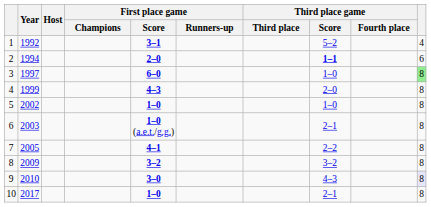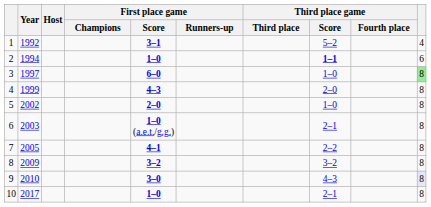(154, 59) 2–0 -> (154, 59) 1–0
(154, 105) 1–0 -> (154, 105) 2–0
